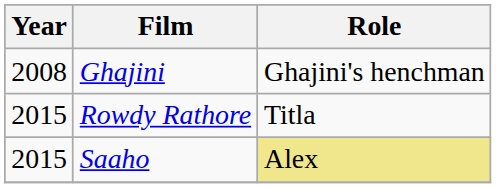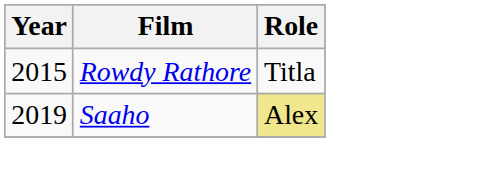- row: (122, 70)
(39, 159) 2015 -> (39, 114) 2019
